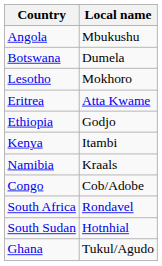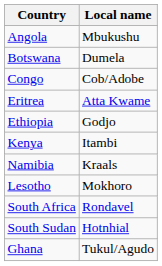rows swapped: (25, 185) <-> (29, 79)
